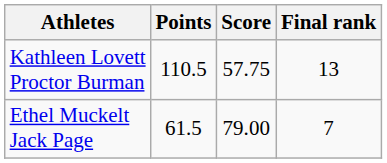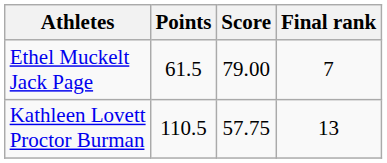rows swapped: (78, 69) <-> (69, 128)
